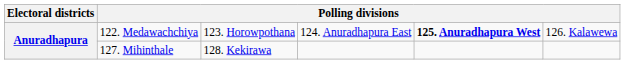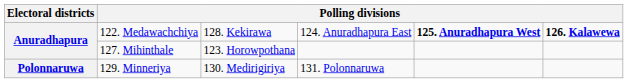(249, 31) 123. Horowpothana -> (237, 31) 128. Kekirawa
(581, 31) normal -> (583, 31) bold
(237, 50) 128. Kekirawa -> (249, 50) 123. Horowpothana
+ row: (135, 68)
